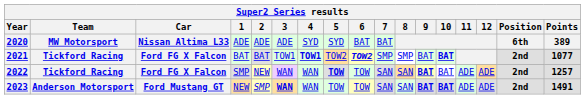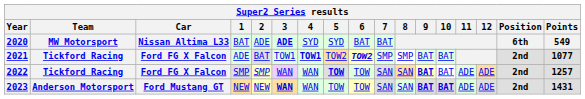(241, 41) ADE -> (241, 41) BAT
(285, 41) normal -> (285, 41) bold
(562, 41) 389 -> (562, 41) 549
(241, 56) BAT -> (241, 56) ADE
(446, 56) bold -> (446, 56) normal
(262, 71) NEW -> (262, 71) SMP
(262, 86) SMP -> (262, 86) NEW
(562, 86) 1491 -> (562, 86) 1431
